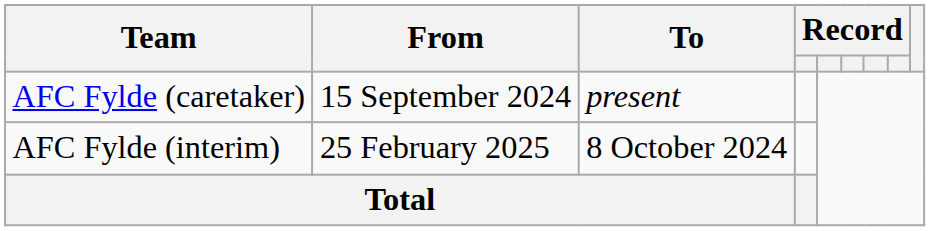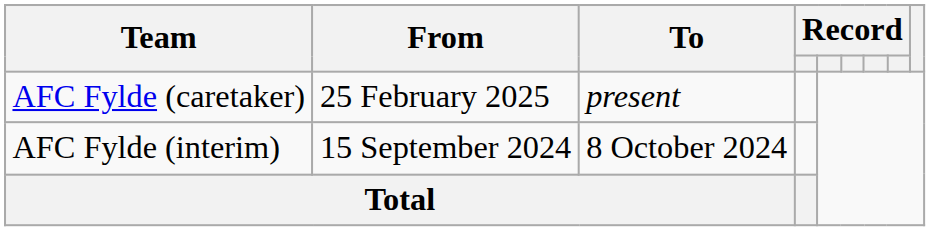(446, 96) 15 September 2024 -> (435, 96) 25 February 2025
(435, 147) 25 February 2025 -> (446, 147) 15 September 2024
